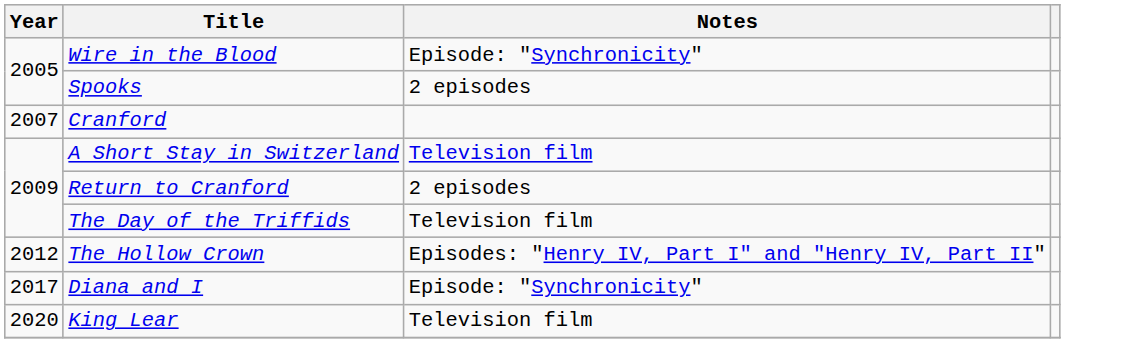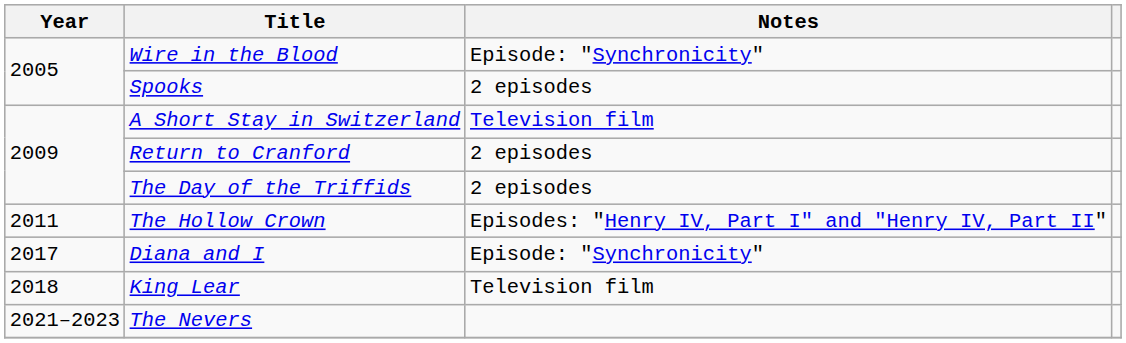- row: (117, 121)
(501, 221) Television film -> (531, 188) 2 episodes
(34, 254) 2012 -> (34, 221) 2011
(34, 321) 2020 -> (34, 288) 2018
+ row: (191, 321)
